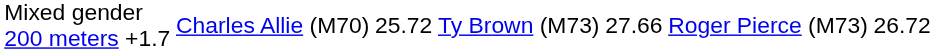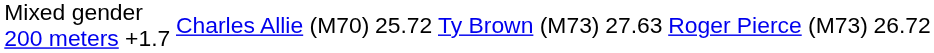(634, 25) 27.66 -> (634, 25) 27.63
